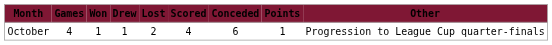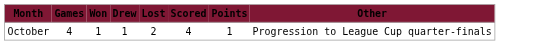- column: (235, 13)
